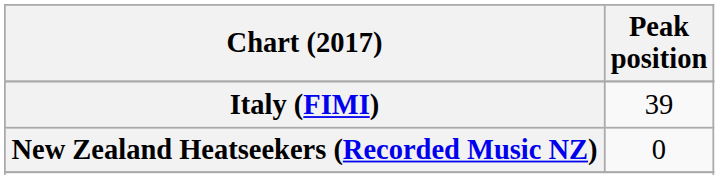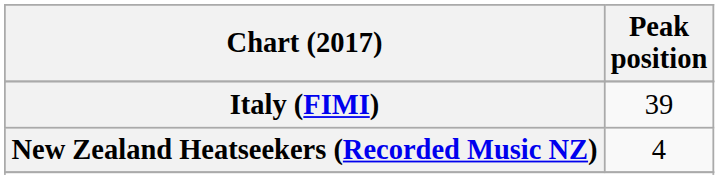(659, 149) 0 -> (659, 149) 4
